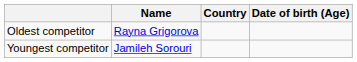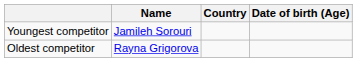rows swapped: (58, 48) <-> (51, 31)
